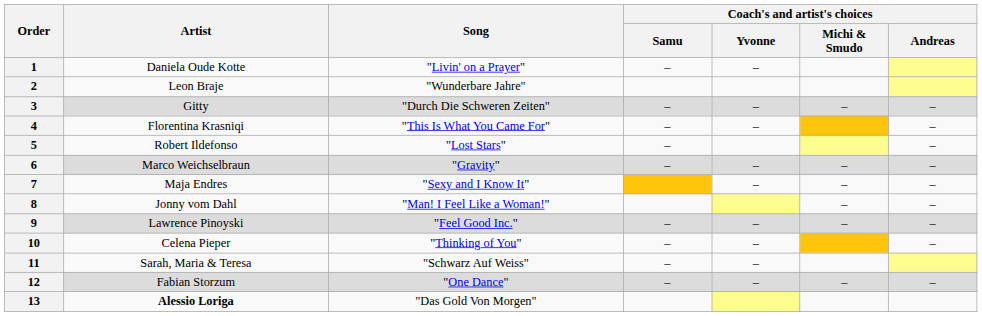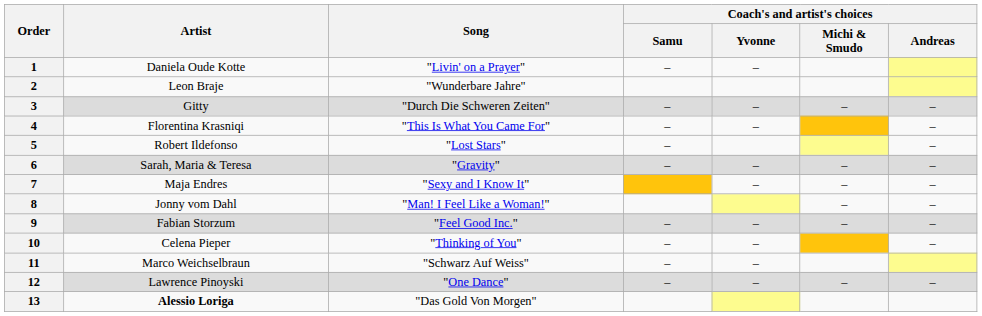(196, 164) Marco Weichselbraun -> (196, 164) Sarah, Maria & Teresa
(196, 223) Lawrence Pinoyski -> (196, 223) Fabian Storzum
(196, 262) Sarah, Maria & Teresa -> (196, 262) Marco Weichselbraun
(196, 282) Fabian Storzum -> (196, 282) Lawrence Pinoyski
